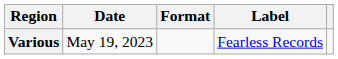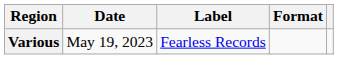columns swapped: (185, 16) <-> (270, 16)
